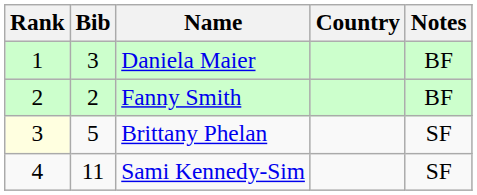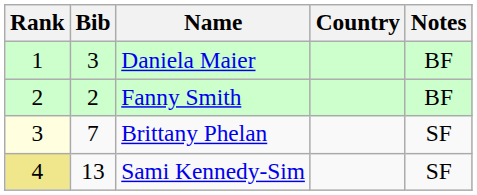(93, 134) 5 -> (93, 134) 7
(37, 171) no background -> (37, 171) khaki background
(93, 171) 11 -> (93, 171) 13
